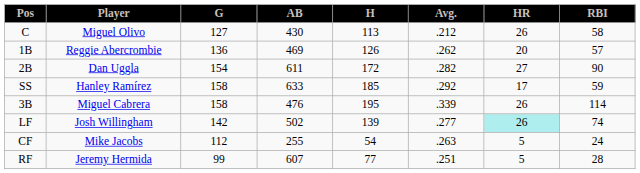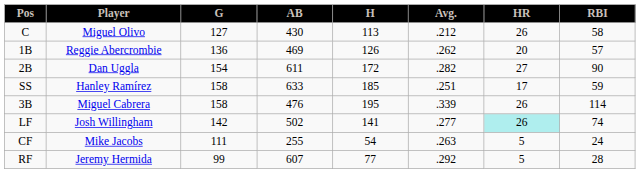(446, 86) .292 -> (446, 86) .251
(370, 123) 139 -> (370, 123) 141
(219, 141) 112 -> (219, 141) 111
(446, 159) .251 -> (446, 159) .292
